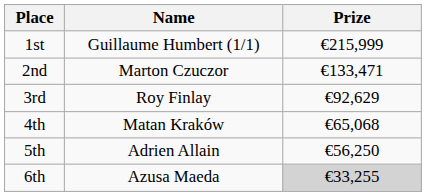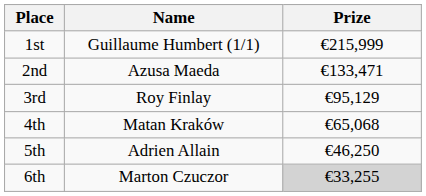(174, 71) Marton Czuczor -> (174, 71) Azusa Maeda
(352, 97) €92,629 -> (352, 97) €95,129
(352, 151) €56,250 -> (352, 151) €46,250
(174, 177) Azusa Maeda -> (174, 177) Marton Czuczor
